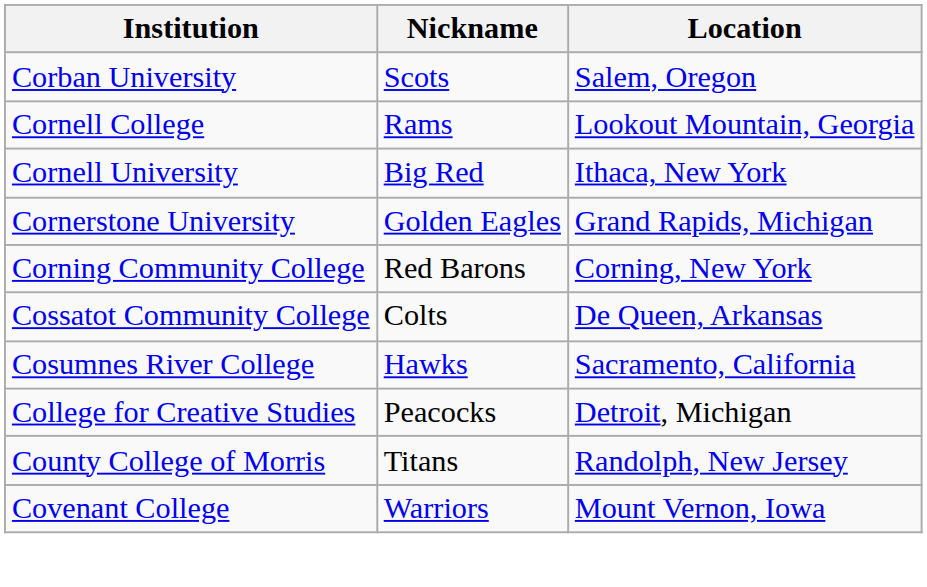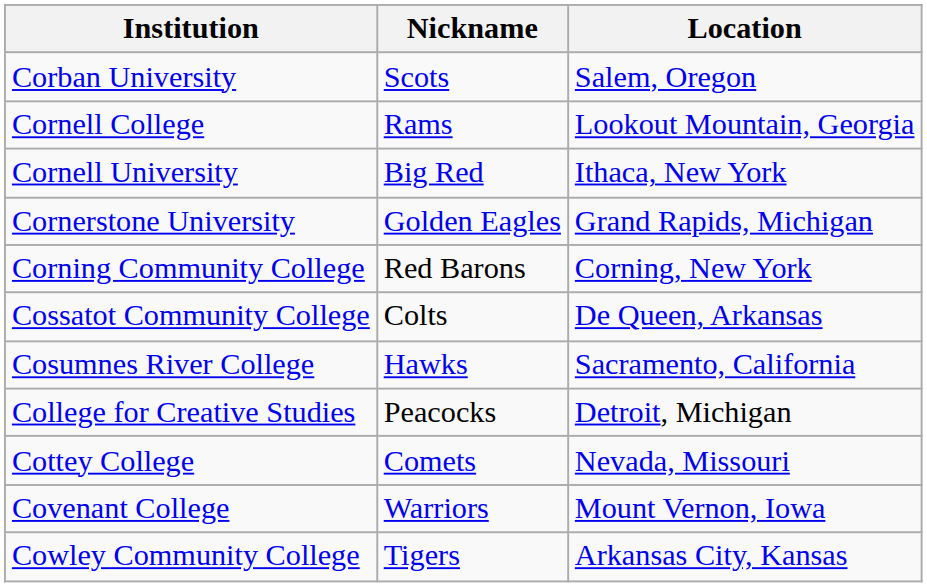+ row: (103, 460)
- row: (169, 460)
+ row: (186, 556)
